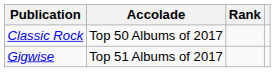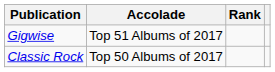rows swapped: (45, 35) <-> (31, 56)
